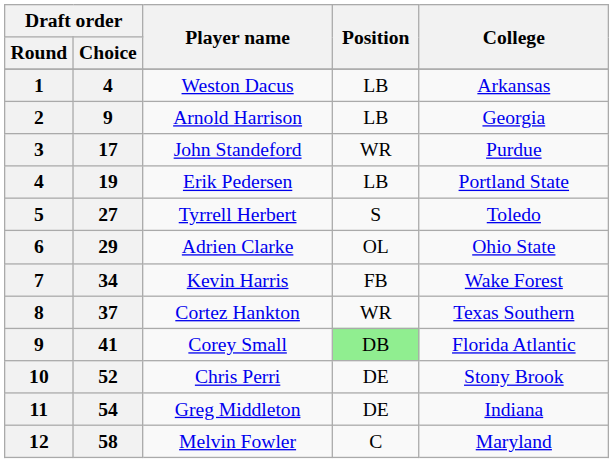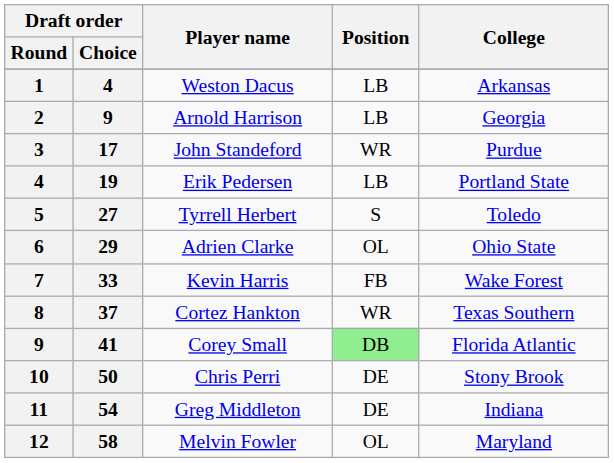(108, 279) 34 -> (108, 279) 33
(108, 376) 52 -> (108, 376) 50
(376, 441) C -> (376, 441) OL
